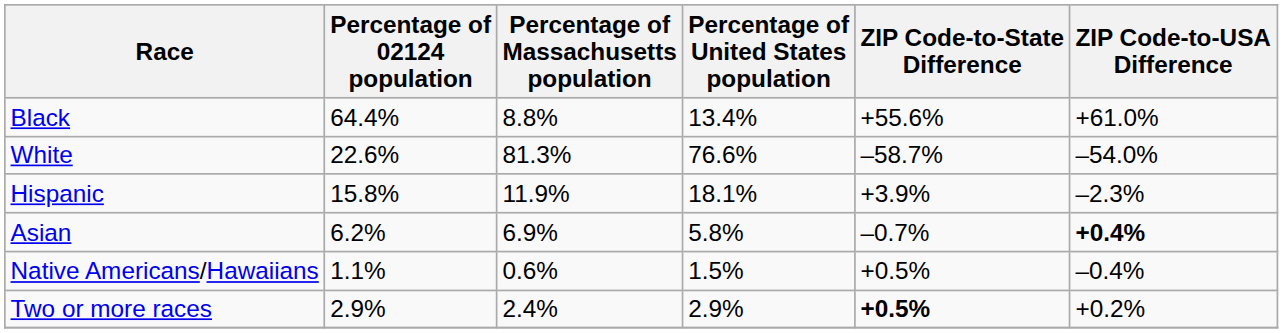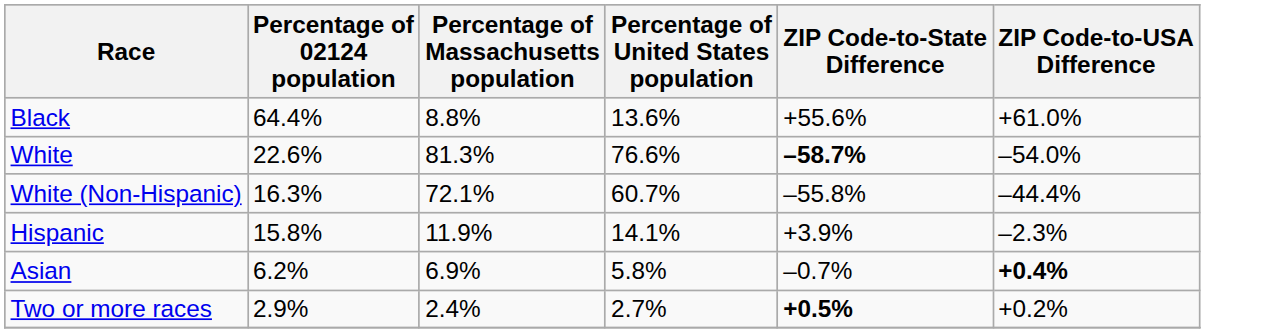(723, 117) 13.4% -> (646, 117) 13.6%
(902, 155) normal -> (825, 155) bold
+ row: (126, 194)
(723, 194) 18.1% -> (646, 232) 14.1%
- row: (165, 271)
(716, 309) 2.9% -> (639, 309) 2.7%
